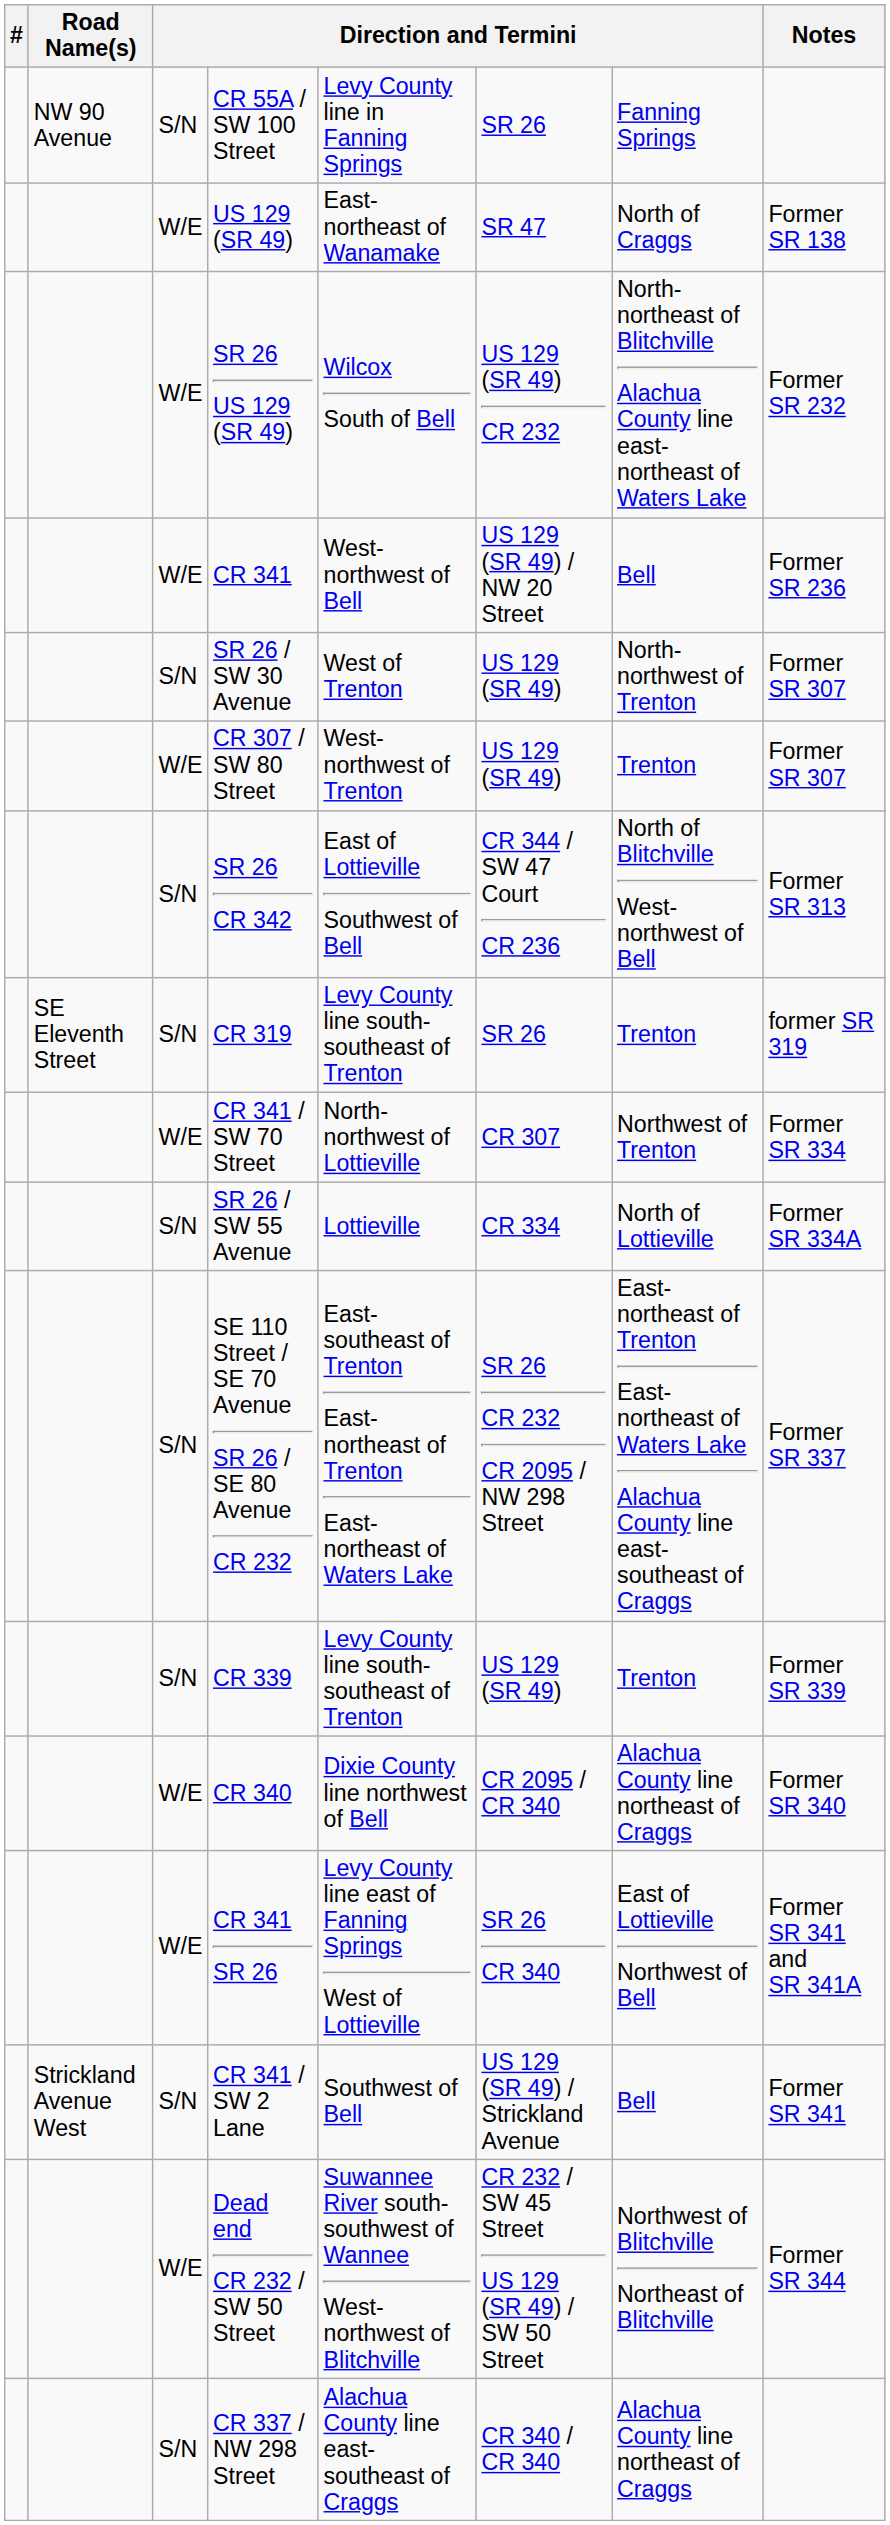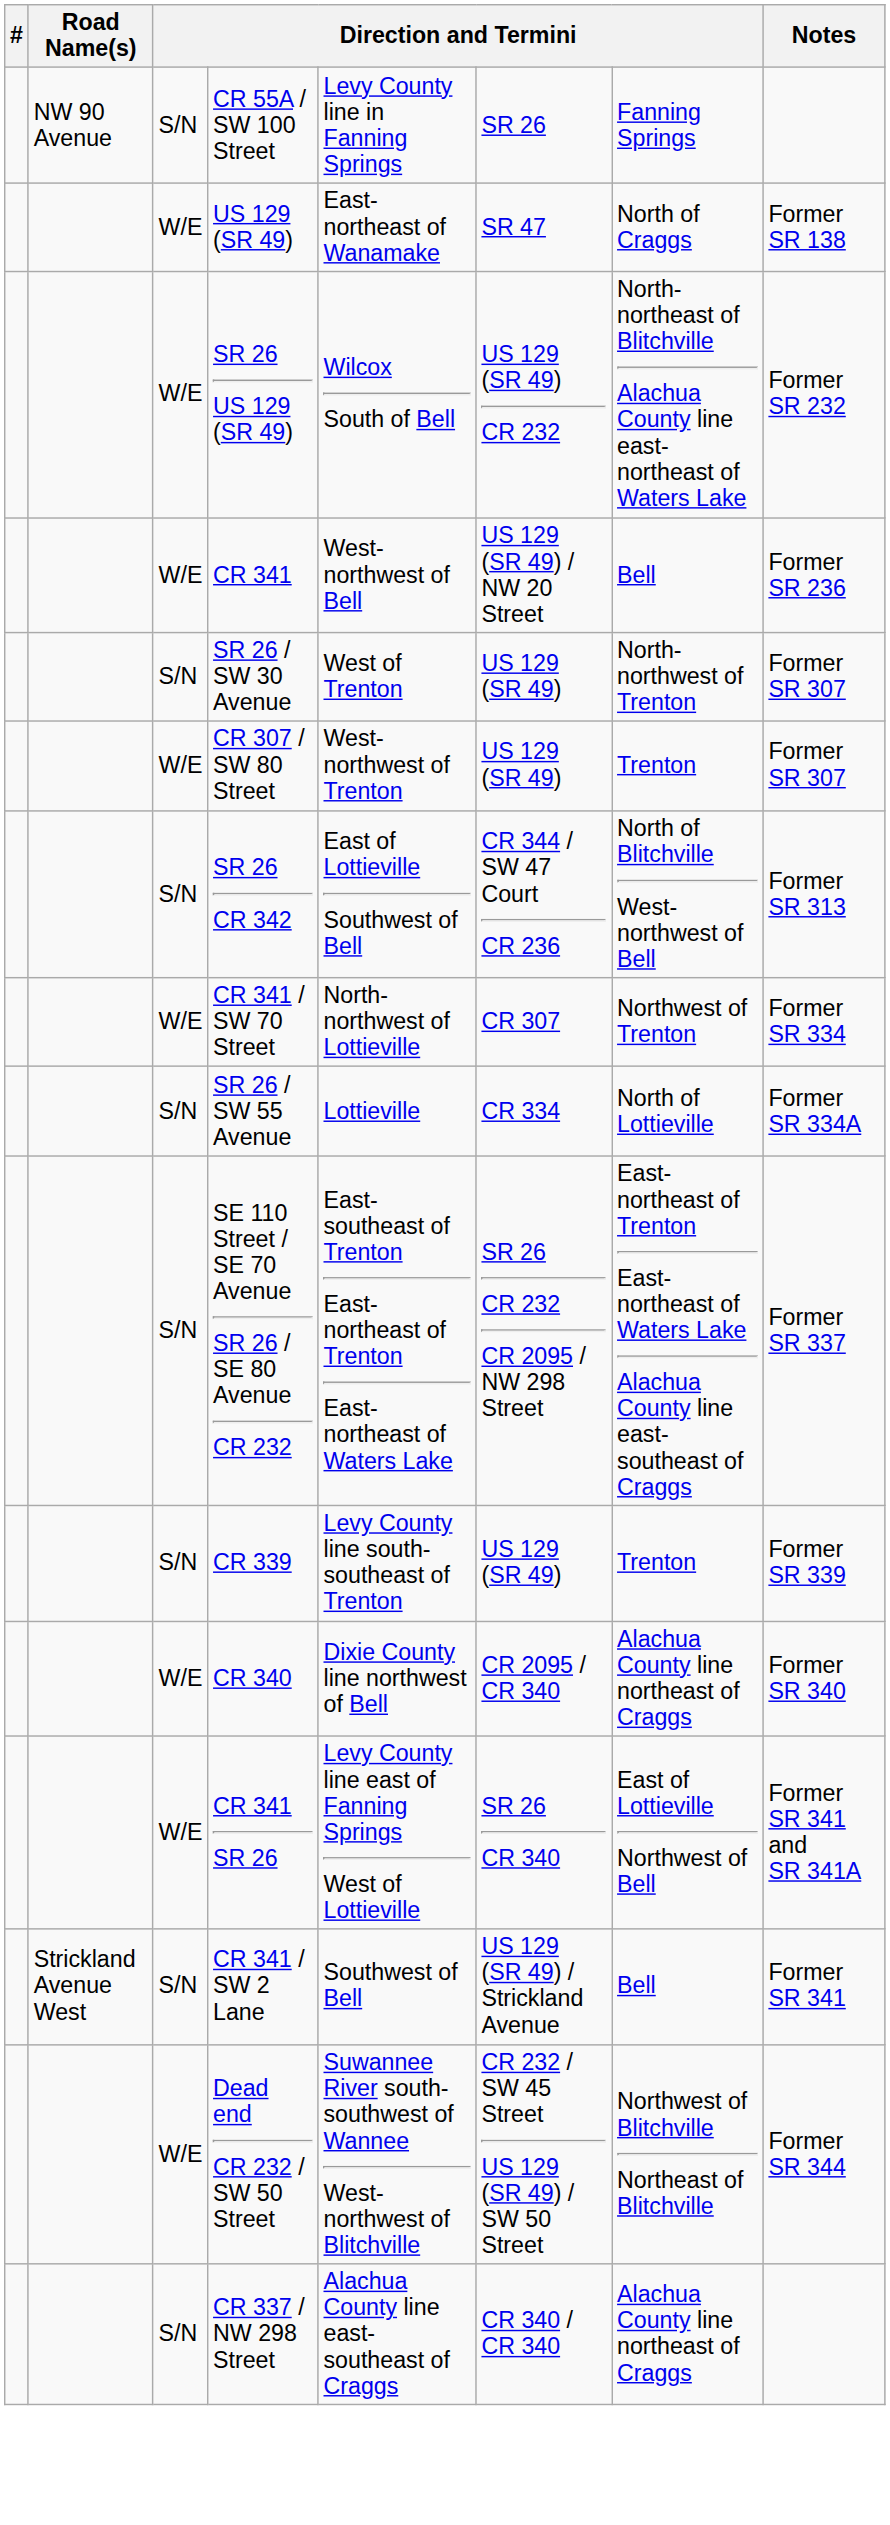- row: (252, 1034)
